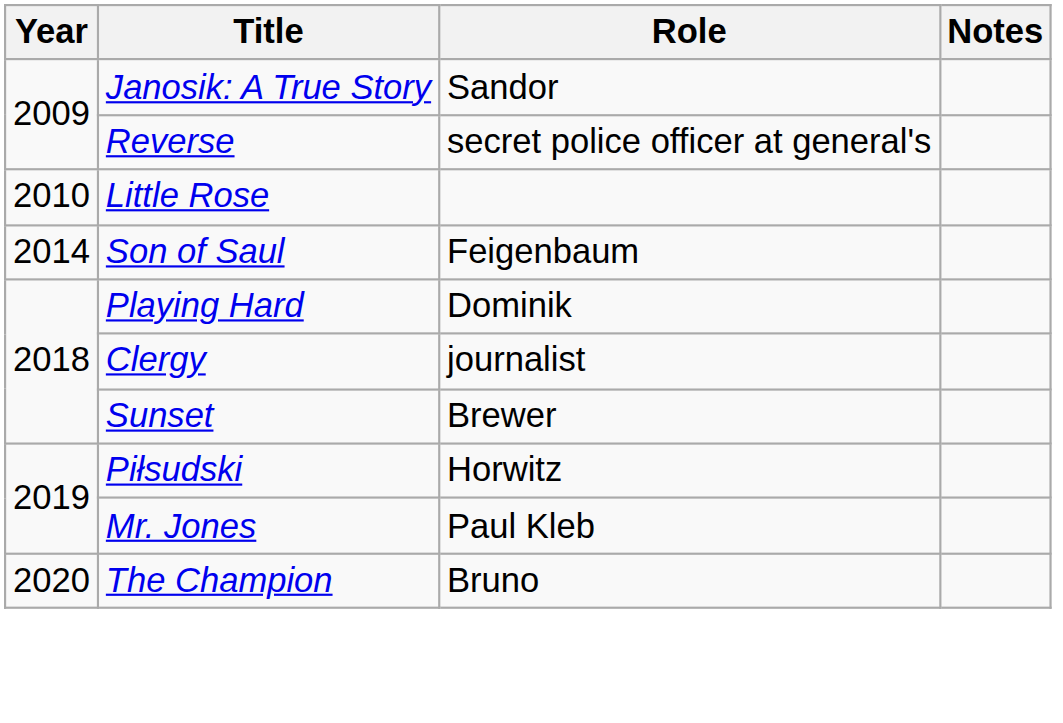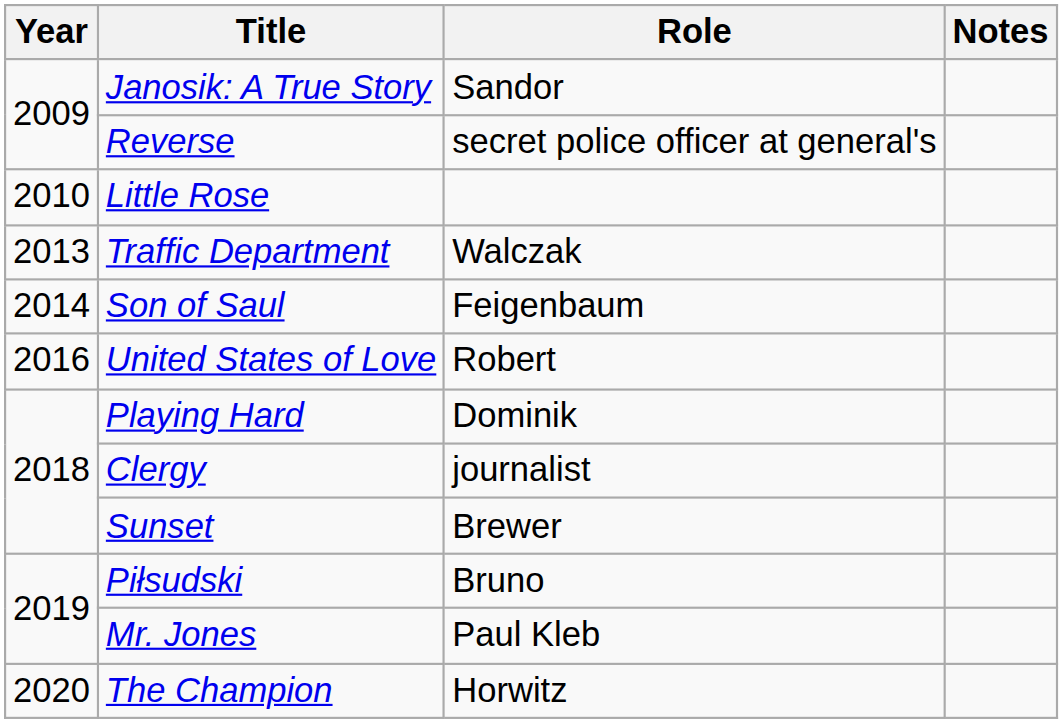+ row: (248, 251)
+ row: (271, 360)
(505, 470) Horwitz -> (498, 580) Bruno
(493, 580) Bruno -> (510, 689) Horwitz
